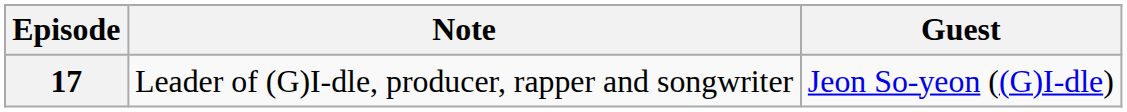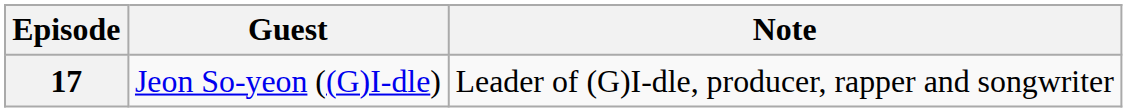columns swapped: (961, 29) <-> (464, 29)
